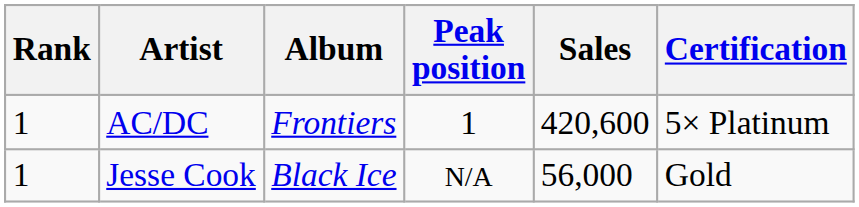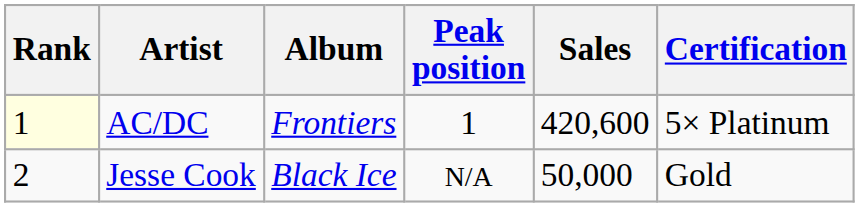(21, 121) no background -> (21, 121) lightyellow background
(21, 174) 1 -> (21, 174) 2
(587, 174) 56,000 -> (587, 174) 50,000
